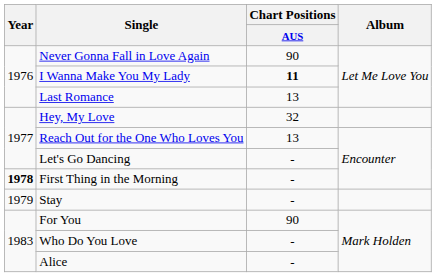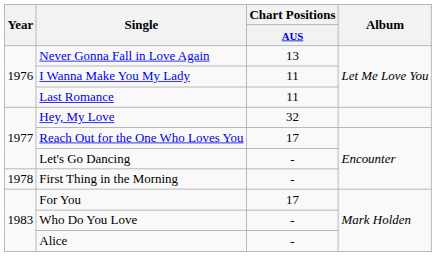(292, 55) 90 -> (292, 55) 13
(292, 76) bold -> (292, 76) normal
(292, 96) 13 -> (292, 96) 11
(292, 138) 13 -> (292, 138) 17
(20, 179) bold -> (20, 179) normal
- row: (51, 199)
(292, 220) 90 -> (292, 199) 17
